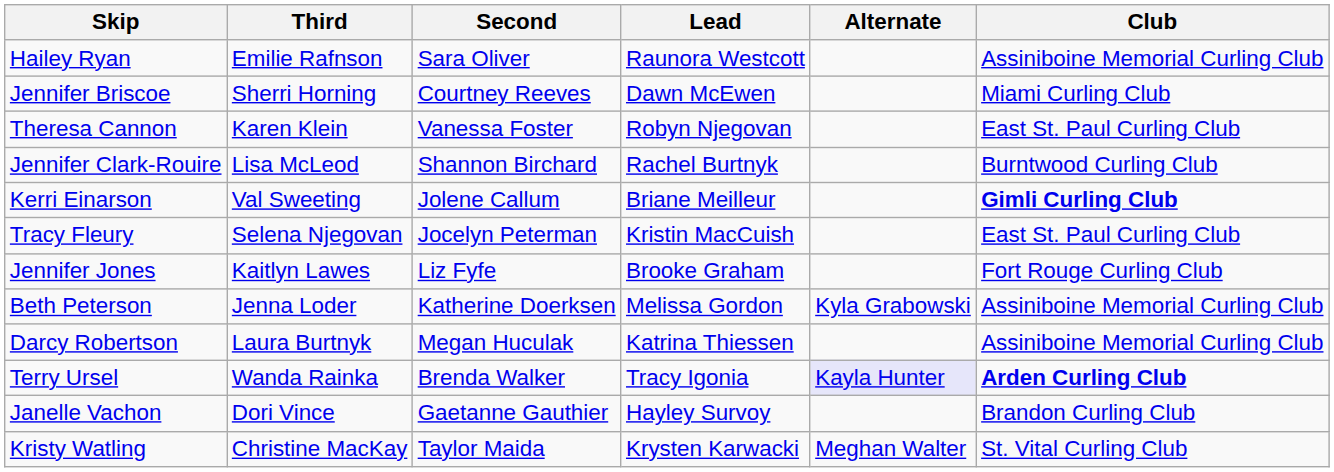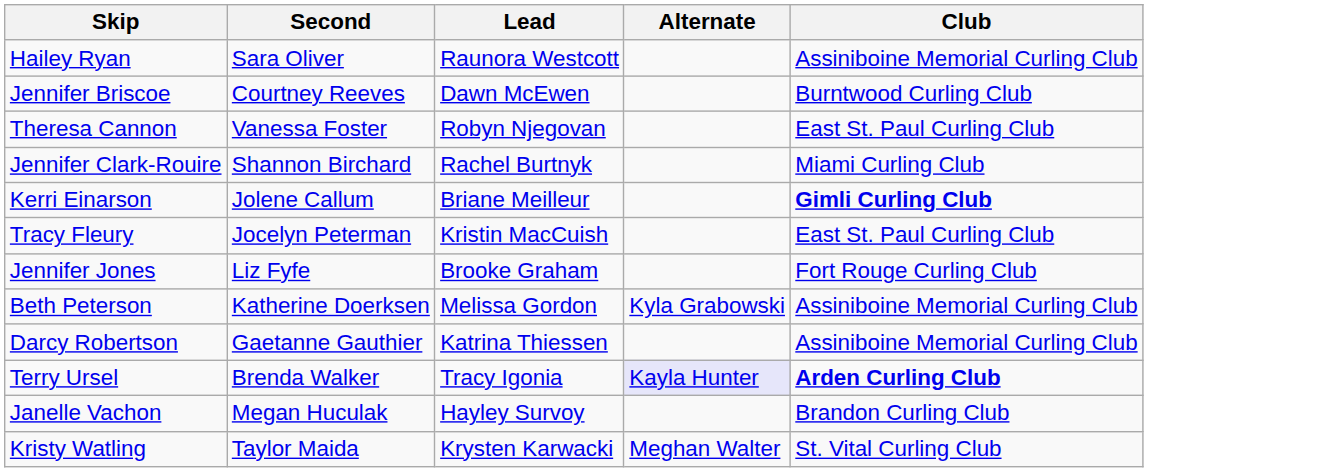- column: (320, 22)
(1076, 93) Miami Curling Club -> (914, 93) Burntwood Curling Club
(1099, 164) Burntwood Curling Club -> (890, 164) Miami Curling Club
(495, 341) Megan Huculak -> (327, 341) Gaetanne Gauthier
(513, 413) Gaetanne Gauthier -> (310, 413) Megan Huculak
